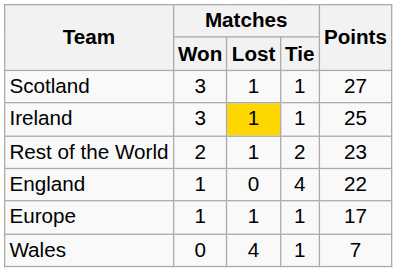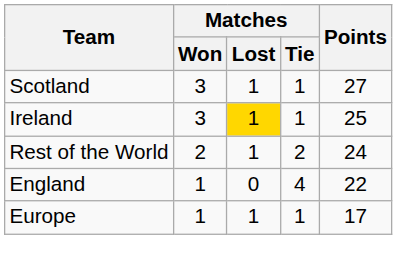(355, 151) 23 -> (355, 151) 24
- row: (38, 250)
